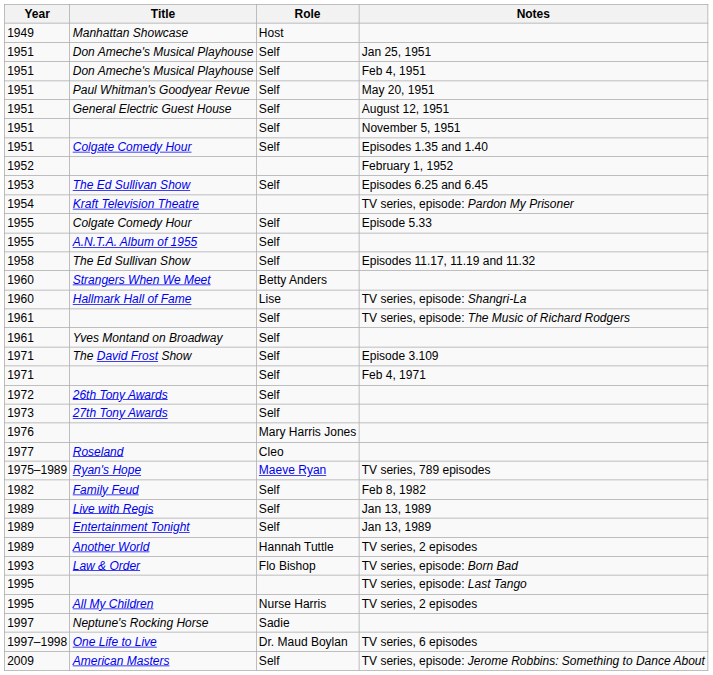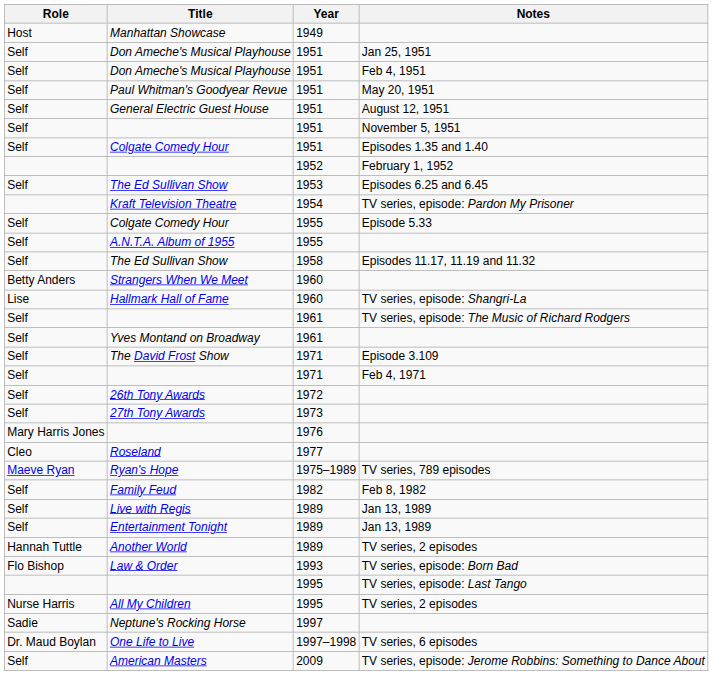columns swapped: (37, 14) <-> (308, 14)
